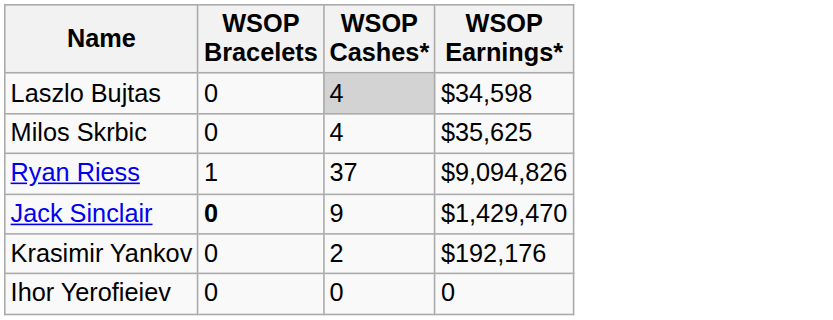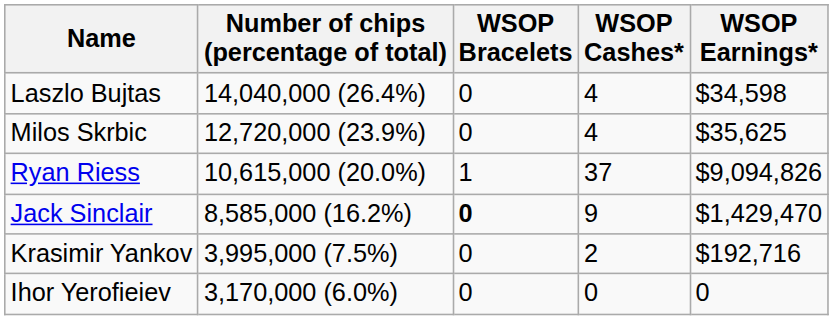+ column: (325, 38)
(336, 93) lightgrey background -> (591, 93) no background
(494, 253) $192,176 -> (748, 253) $192,716
